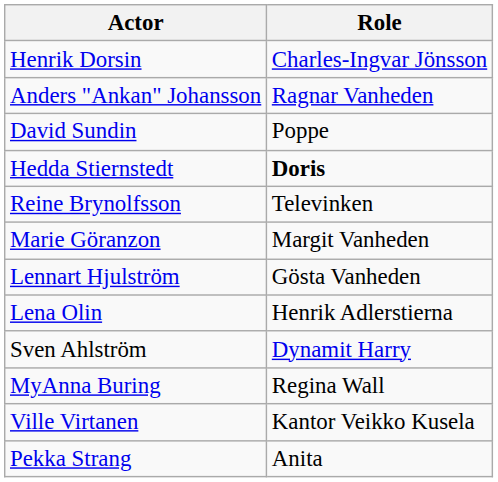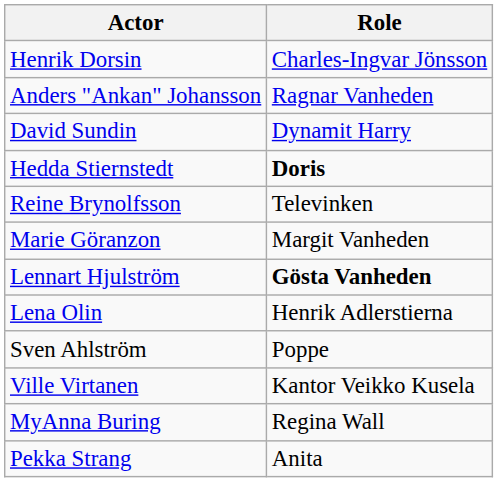(300, 131) Poppe -> (341, 131) Dynamit Harry
(346, 276) normal -> (352, 276) bold
(341, 349) Dynamit Harry -> (300, 349) Poppe
rows swapped: (85, 385) <-> (74, 421)
